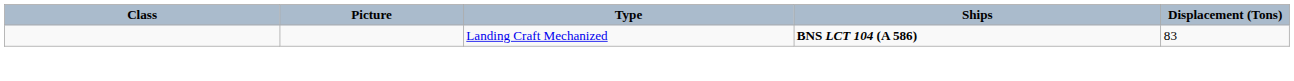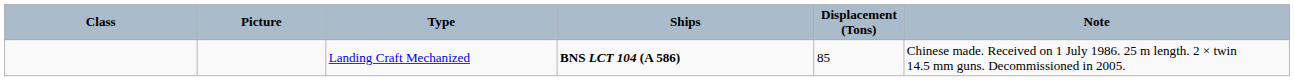+ column: (1097, 22)
(1170, 35) 83 -> (823, 57) 85
